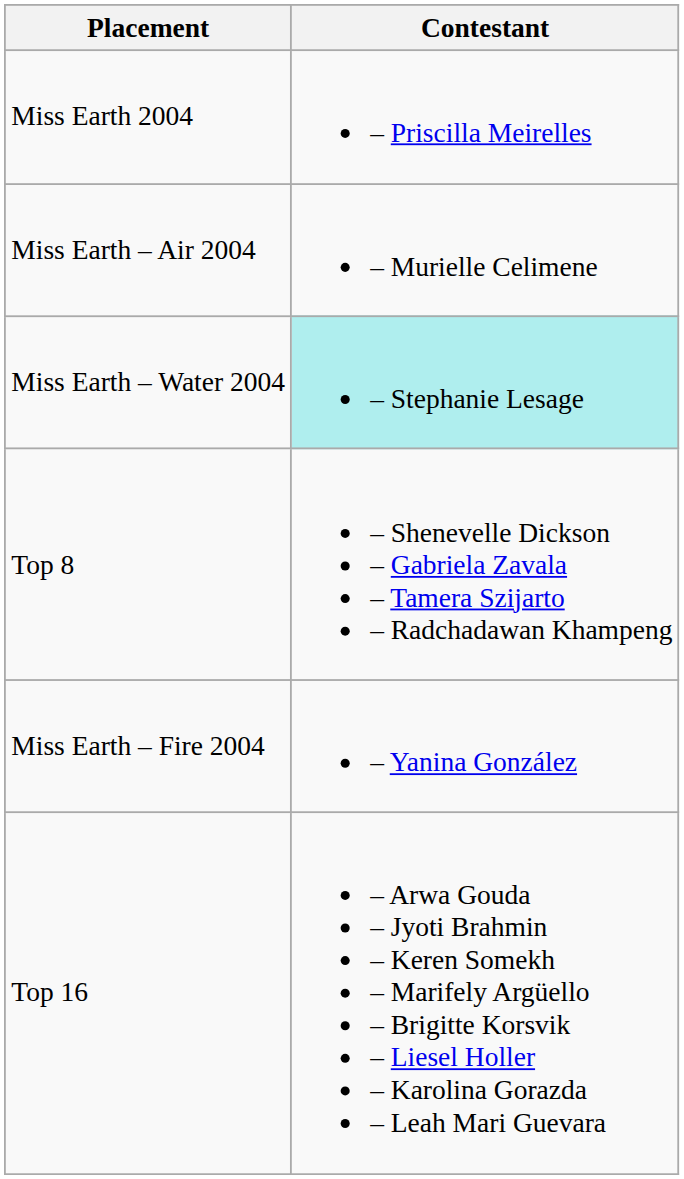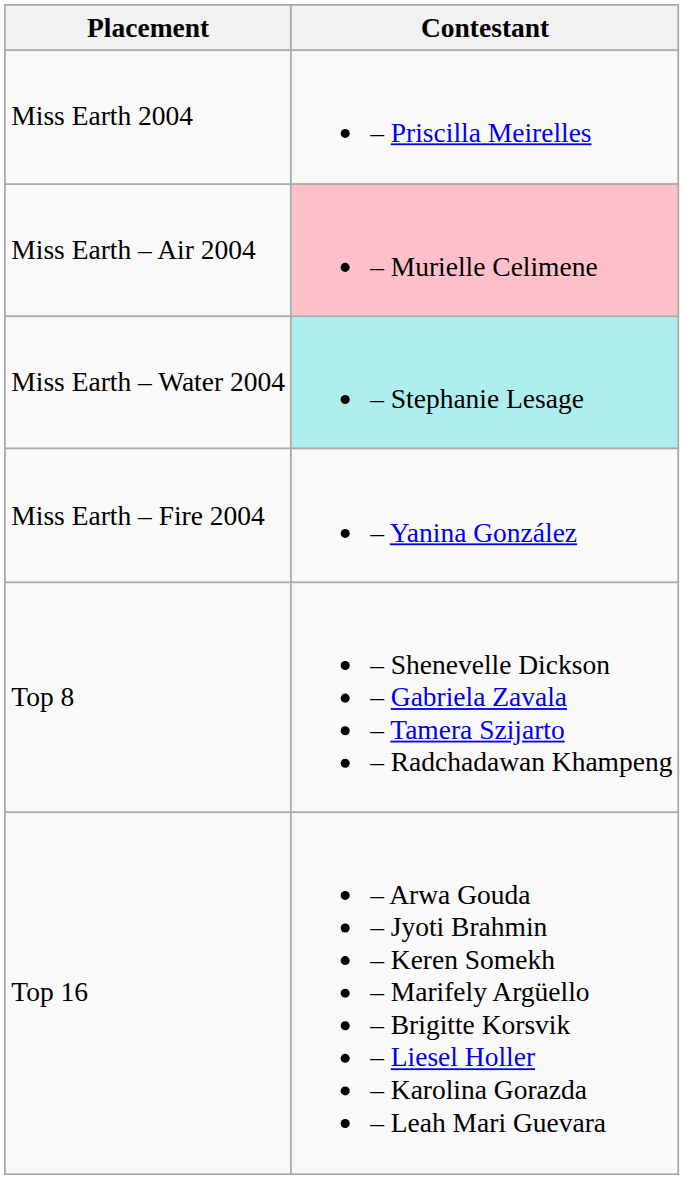(485, 266) no background -> (485, 266) pink background
rows swapped: (138, 745) <-> (43, 564)
